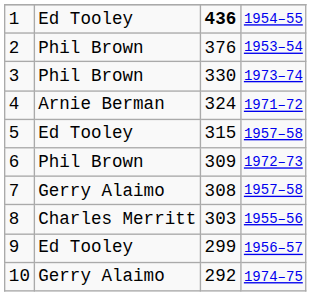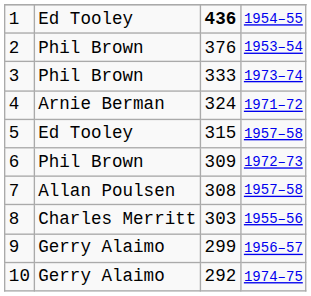(220, 76) 330 -> (220, 76) 333
(101, 191) Gerry Alaimo -> (107, 191) Allan Poulsen
(86, 248) Ed Tooley -> (101, 248) Gerry Alaimo
